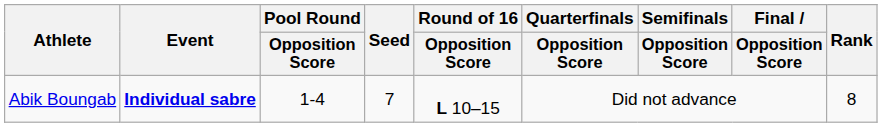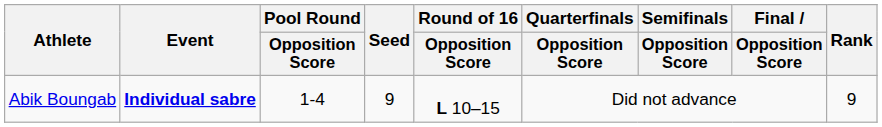(389, 99) 7 -> (389, 99) 9
(852, 99) 8 -> (852, 99) 9
